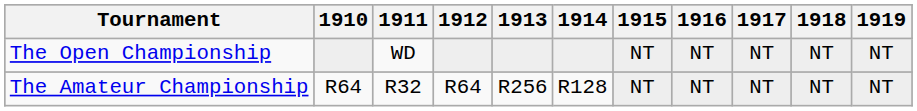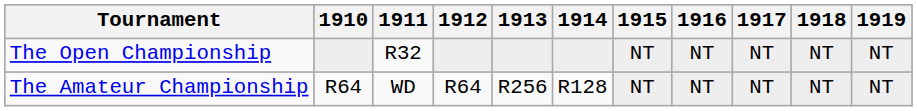(403, 55) WD -> (403, 55) R32
(403, 89) R32 -> (403, 89) WD
